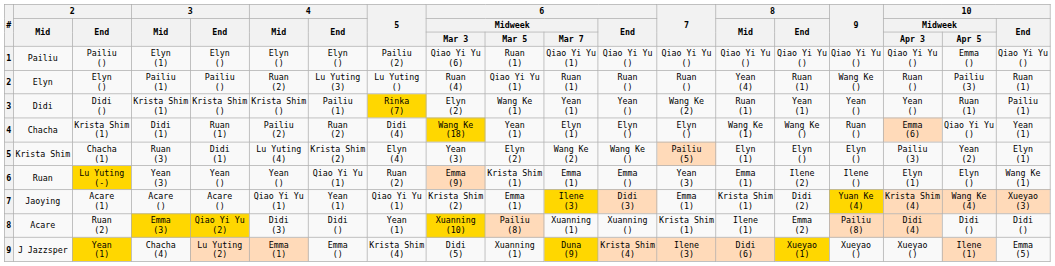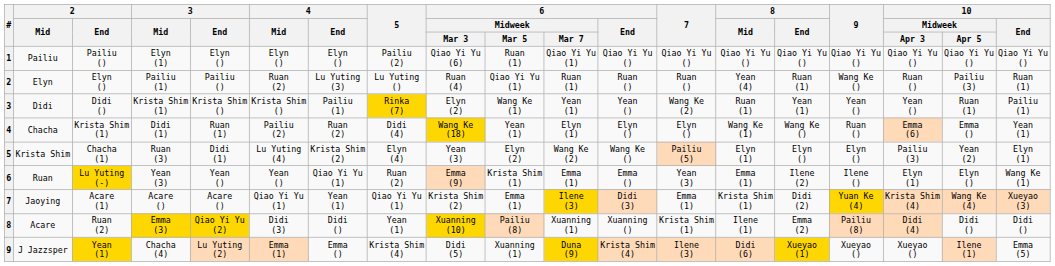(969, 58) Emma () -> (969, 58) Qiao Yi Yu ()
(969, 130) Qiao Yi Yu () -> (969, 130) Emma ()
